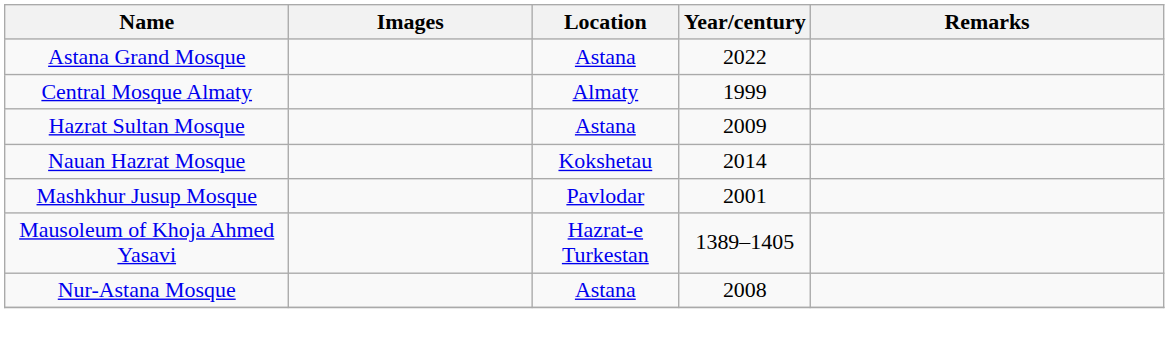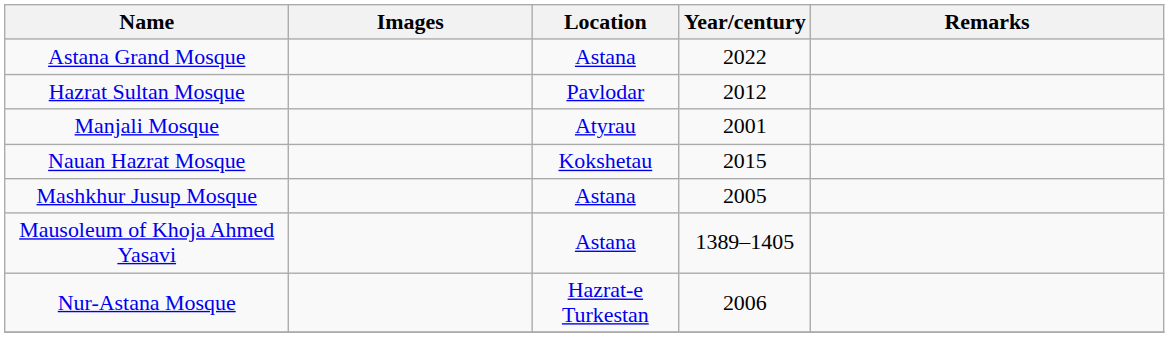- row: (147, 91)
(605, 126) Astana -> (605, 91) Pavlodar
(745, 126) 2009 -> (745, 91) 2012
+ row: (147, 126)
(745, 160) 2014 -> (745, 160) 2015
(605, 195) Pavlodar -> (605, 195) Astana
(745, 195) 2001 -> (745, 195) 2005
(605, 242) Hazrat-e Turkestan -> (605, 242) Astana
(605, 289) Astana -> (605, 302) Hazrat-e Turkestan
(745, 289) 2008 -> (745, 302) 2006
